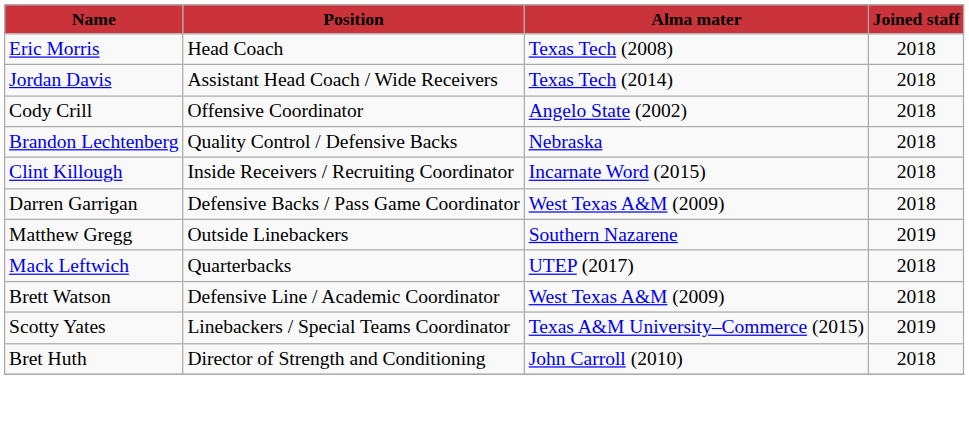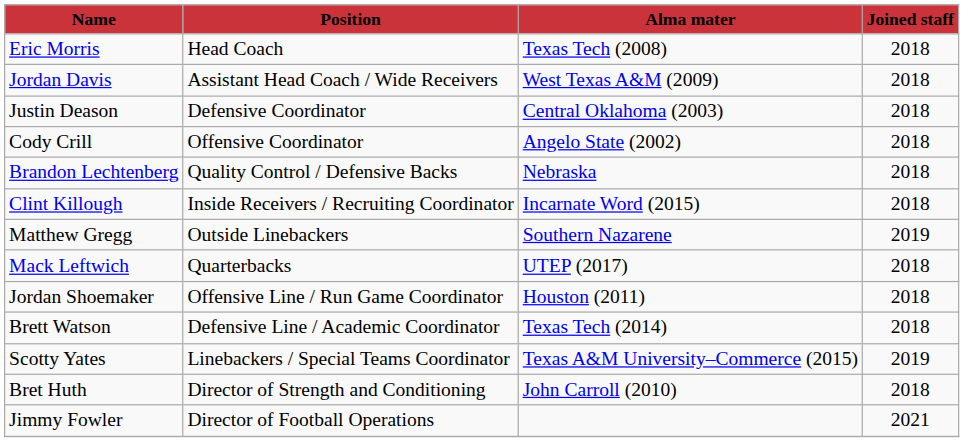(601, 79) Texas Tech (2014) -> (621, 79) West Texas A&M (2009)
+ row: (64, 110)
- row: (73, 203)
+ row: (81, 296)
(627, 296) West Texas A&M (2009) -> (595, 327) Texas Tech (2014)
+ row: (66, 420)
